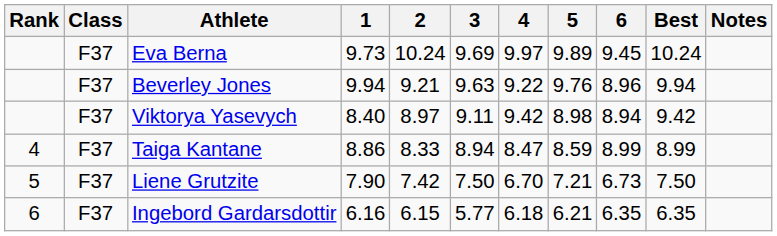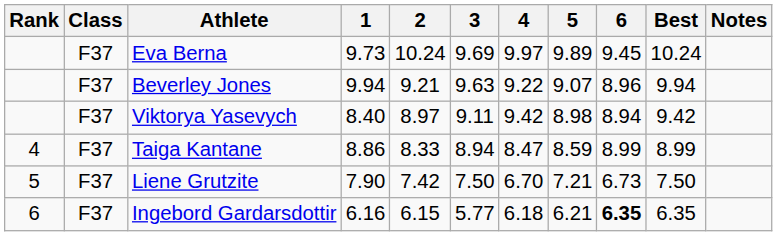(573, 85) 9.76 -> (573, 85) 9.07
(621, 213) normal -> (621, 213) bold
